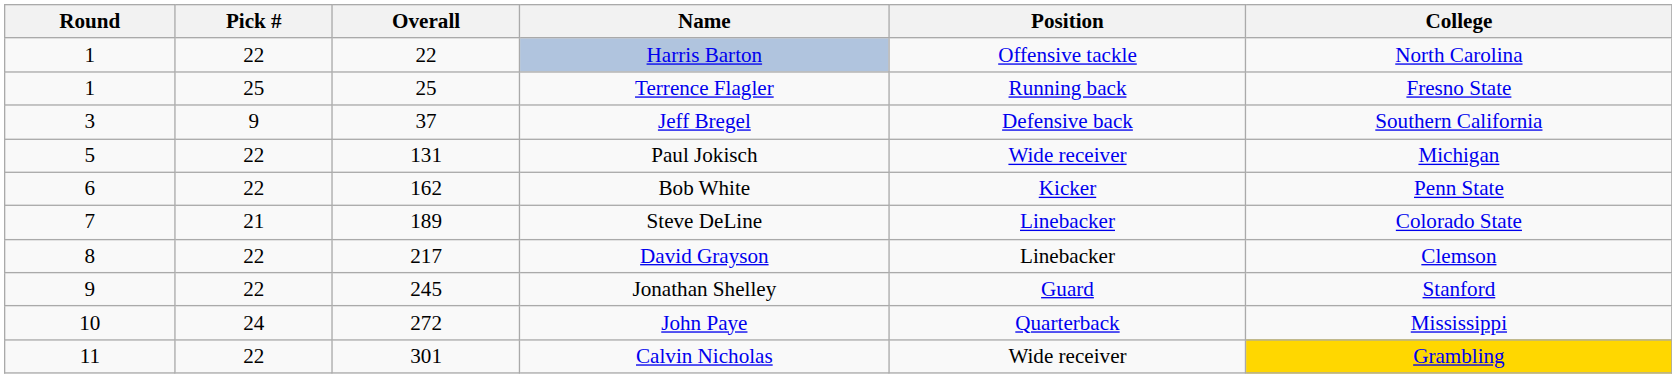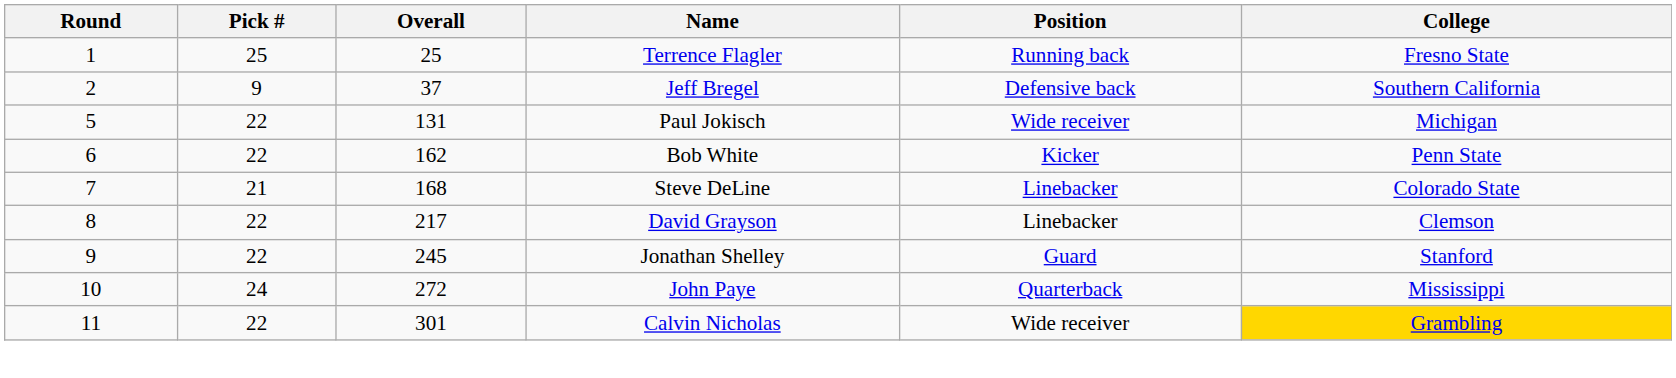- row: (704, 54)
(90, 121) 3 -> (91, 88) 2
(426, 222) 189 -> (431, 188) 168
